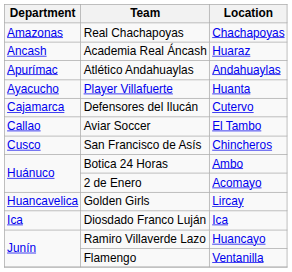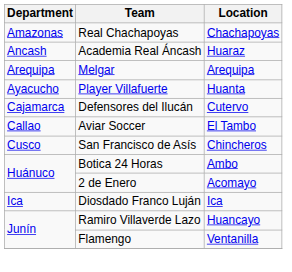- row: (139, 70)
+ row: (96, 70)
- row: (117, 201)
